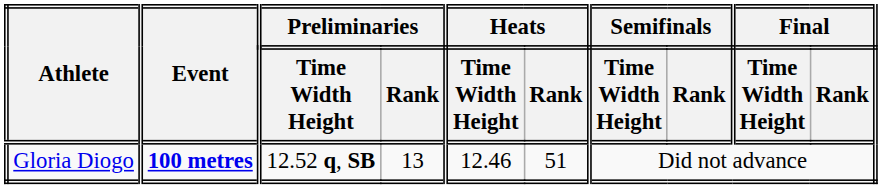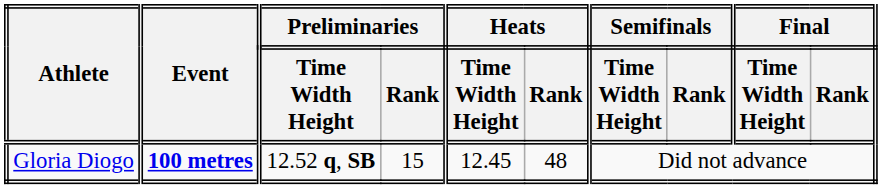(413, 161) 13 -> (413, 161) 15
(486, 161) 12.46 -> (486, 161) 12.45
(556, 161) 51 -> (556, 161) 48
